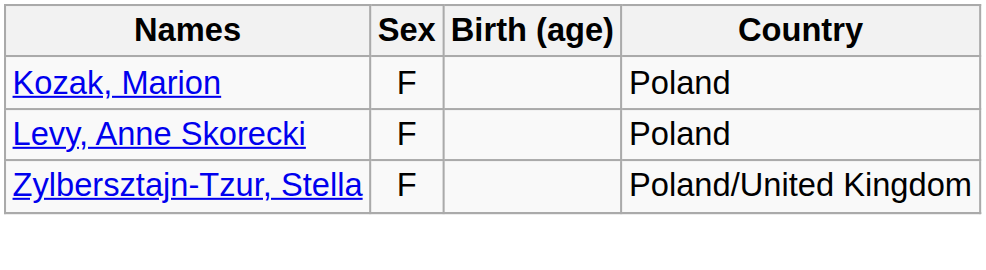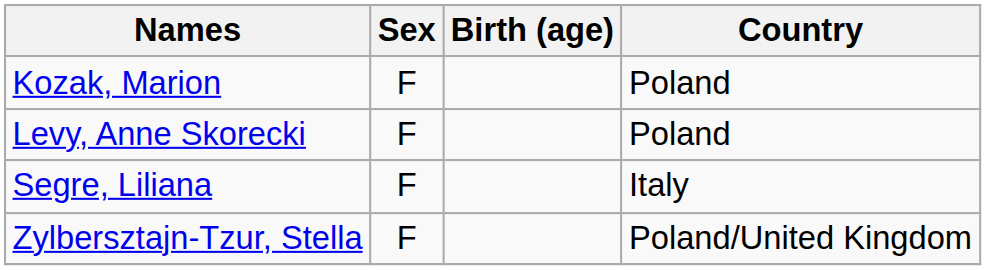+ row: (112, 185)
